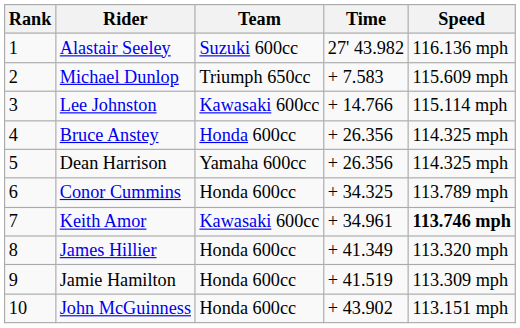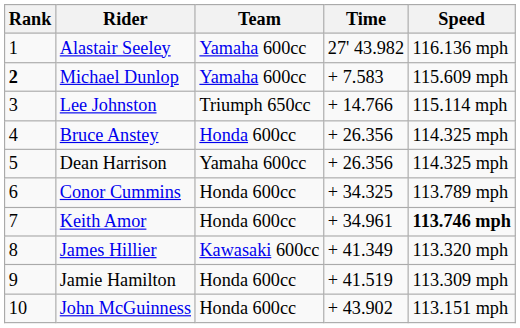(249, 47) Suzuki 600cc -> (253, 47) Yamaha 600cc
(13, 76) normal -> (13, 76) bold
(255, 76) Triumph 650cc -> (253, 76) Yamaha 600cc
(259, 105) Kawasaki 600cc -> (255, 105) Triumph 650cc
(259, 221) Kawasaki 600cc -> (248, 221) Honda 600cc
(248, 250) Honda 600cc -> (259, 250) Kawasaki 600cc
